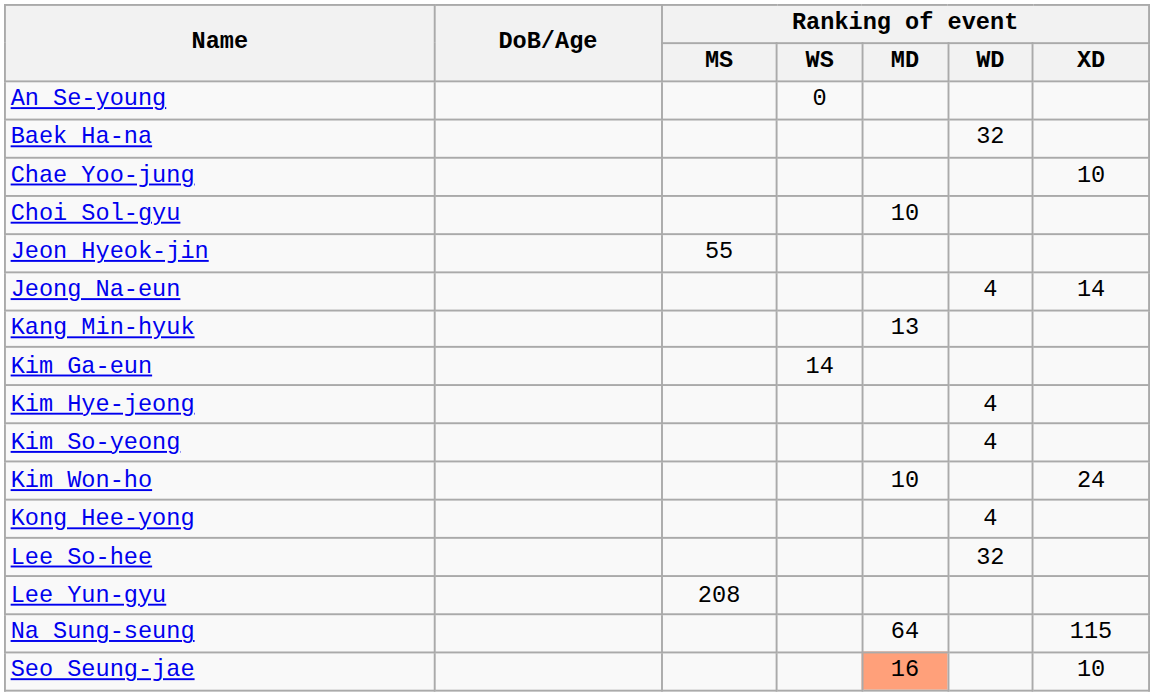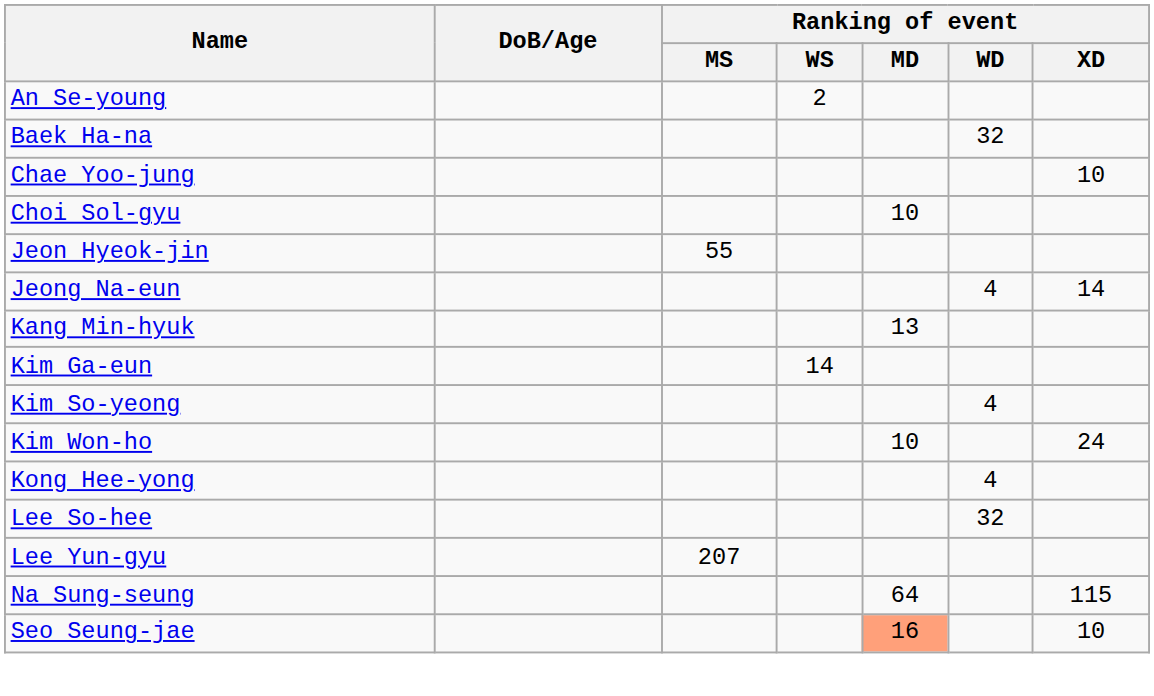(820, 101) 0 -> (820, 101) 2
- row: (103, 405)
(719, 596) 208 -> (719, 557) 207
